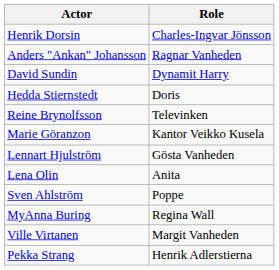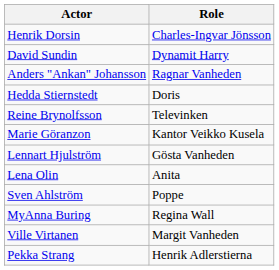rows swapped: (77, 54) <-> (42, 74)
